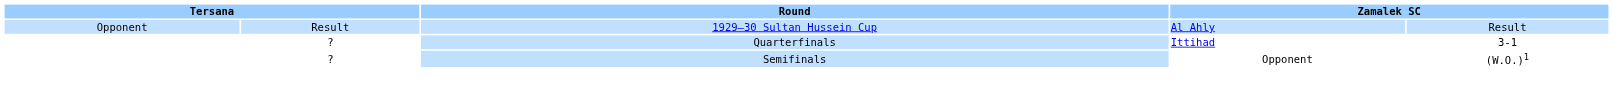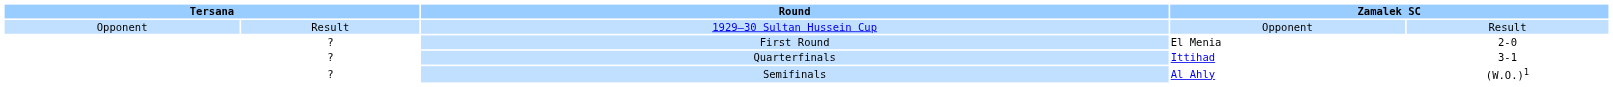(1193, 27) Al Ahly -> (1287, 27) Opponent
+ row: (795, 42)
(1287, 59) Opponent -> (1193, 74) Al Ahly
